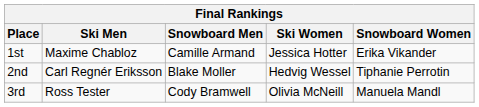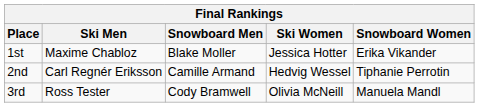(211, 53) Camille Armand -> (202, 53) Blake Moller
(202, 72) Blake Moller -> (211, 72) Camille Armand
